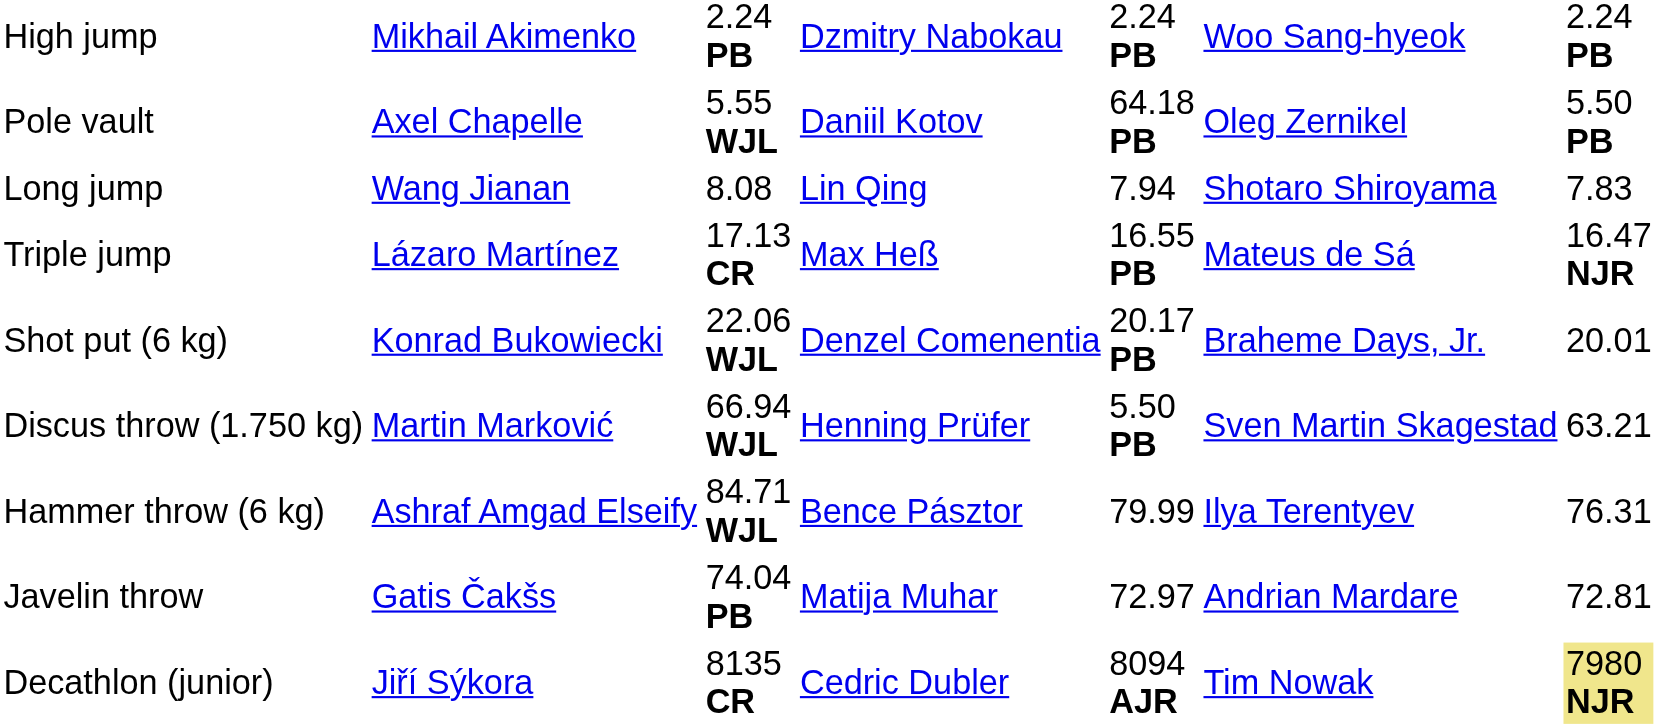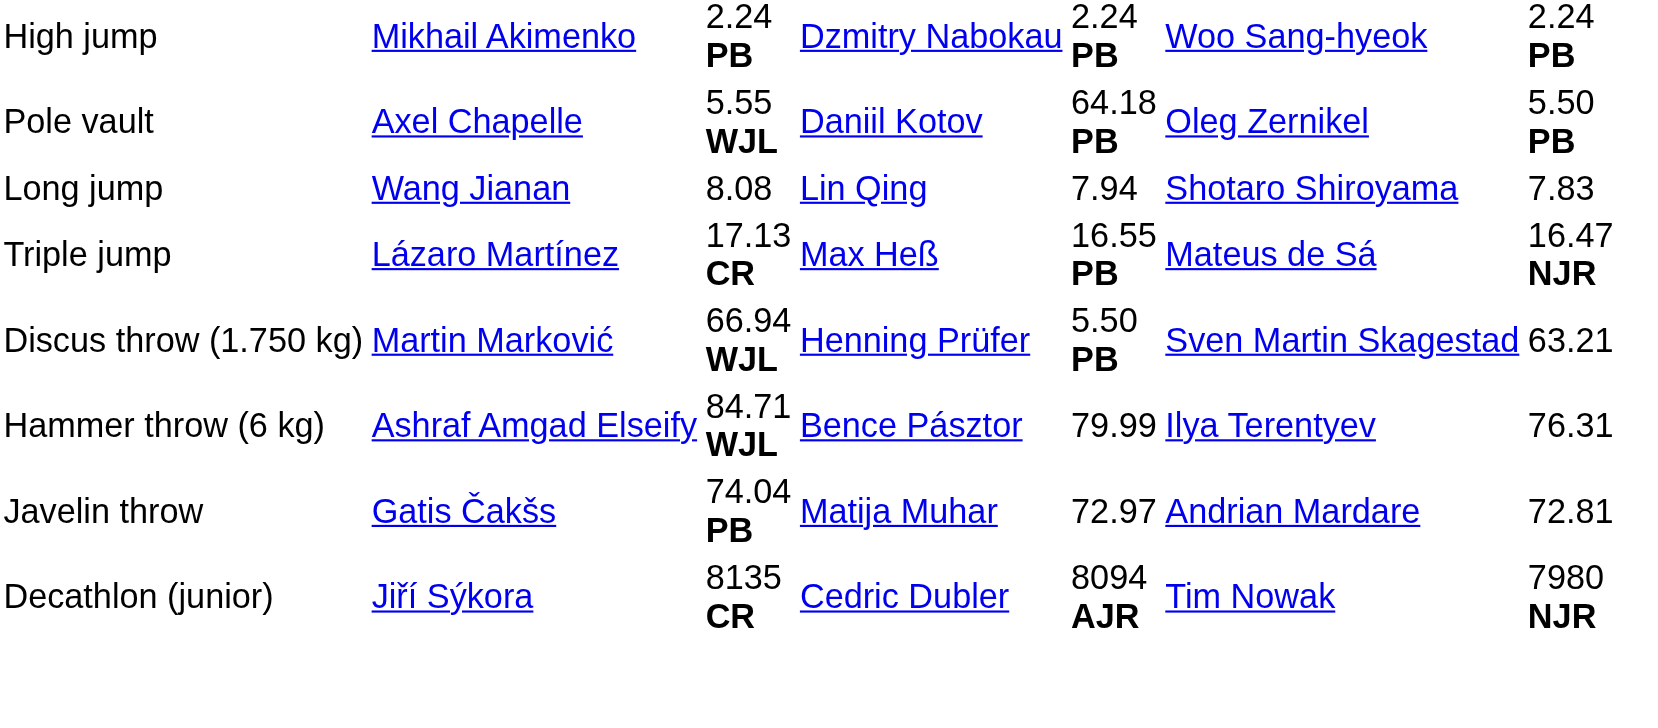- row: (116, 340)
(1604, 682) khaki background -> (1566, 597) no background
